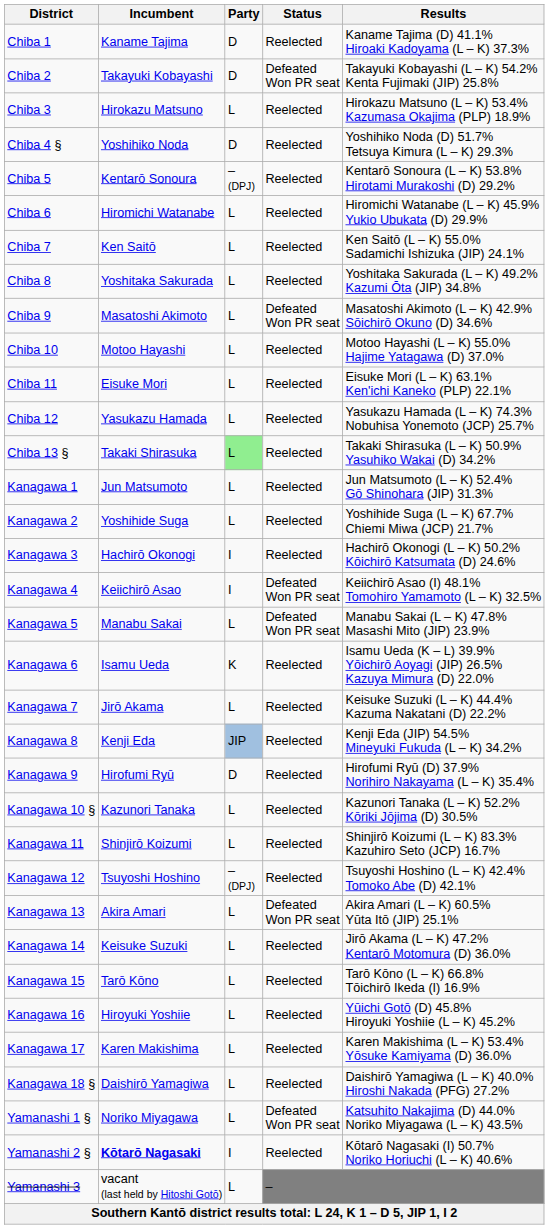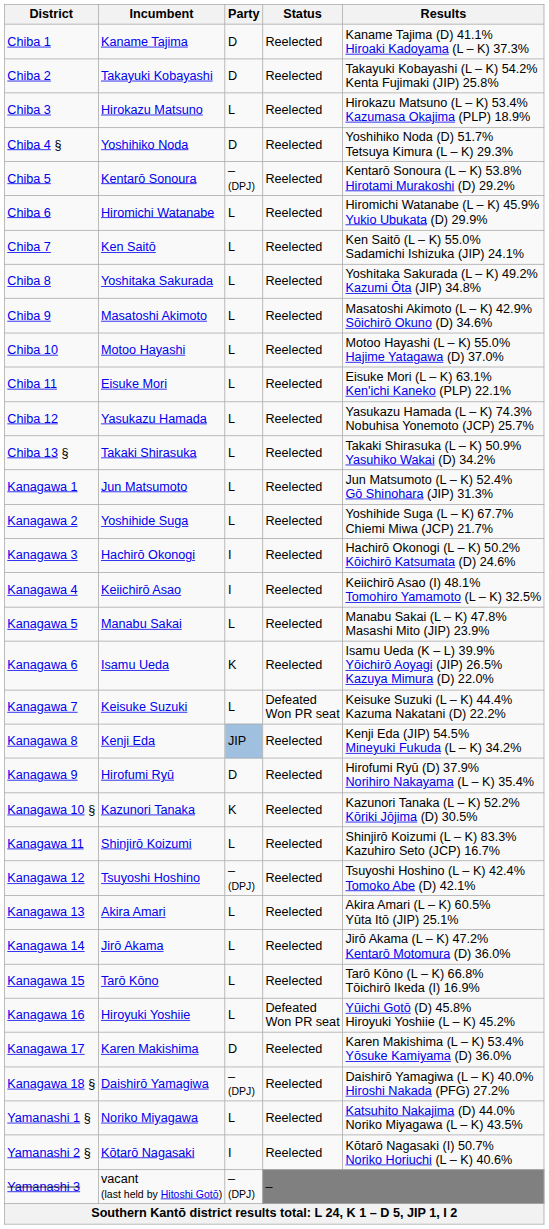(303, 75) Defeated Won PR seat -> (294, 75) Reelected
(303, 315) Defeated Won PR seat -> (294, 315) Reelected
(231, 452) lightgreen background -> (231, 452) no background
(303, 589) Defeated Won PR seat -> (294, 589) Reelected
(303, 624) Defeated Won PR seat -> (294, 624) Reelected
(132, 706) Jirō Akama -> (144, 706) Keisuke Suzuki
(294, 706) Reelected -> (303, 706) Defeated Won PR seat
(231, 809) L -> (232, 809) K
(303, 912) Defeated Won PR seat -> (294, 912) Reelected
(144, 946) Keisuke Suzuki -> (132, 946) Jirō Akama
(294, 1015) Reelected -> (303, 1015) Defeated Won PR seat
(231, 1049) L -> (233, 1049) D
(231, 1083) L -> (241, 1083) – (DPJ)
(303, 1118) Defeated Won PR seat -> (294, 1118) Reelected
(151, 1152) bold -> (148, 1152) normal
(231, 1186) L -> (241, 1186) – (DPJ)
